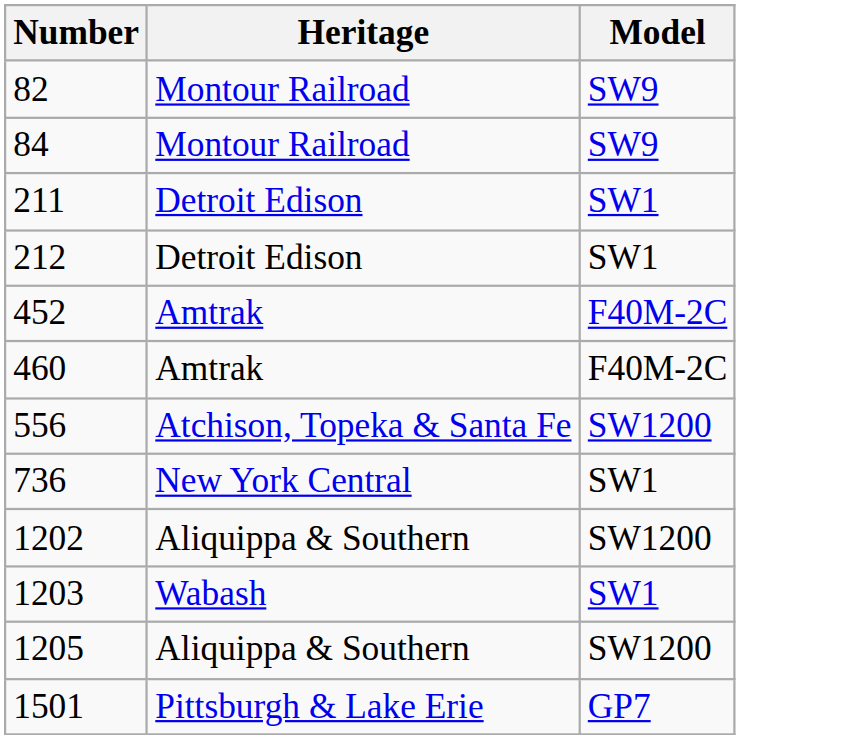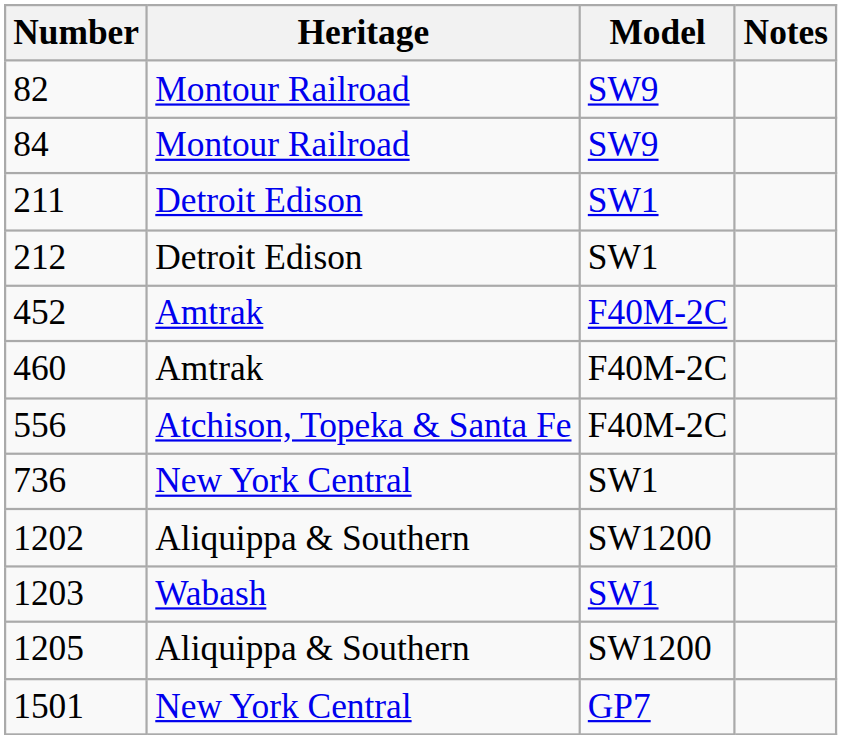+ column: (786, 32)
(650, 425) SW1200 -> (658, 425) F40M-2C
(319, 705) Pittsburgh & Lake Erie -> (283, 705) New York Central
